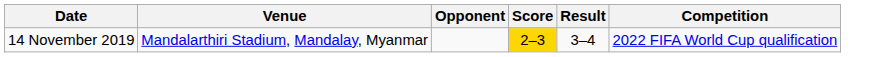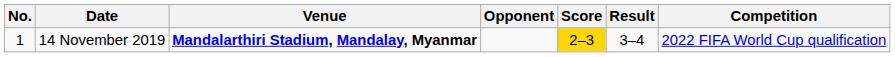+ column: (20, 16)
(285, 39) normal -> (325, 39) bold
